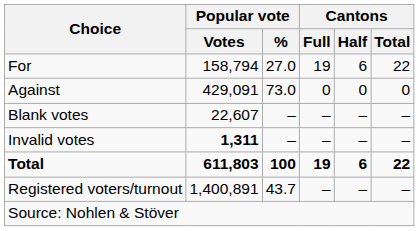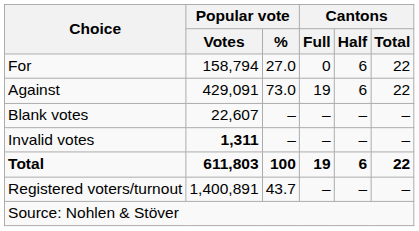(322, 66) 19 -> (326, 66) 0
(326, 90) 0 -> (322, 90) 19
(363, 90) 0 -> (363, 90) 6
(406, 90) 0 -> (402, 90) 22
